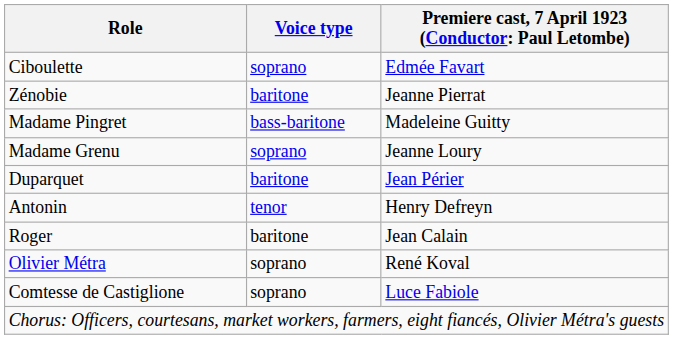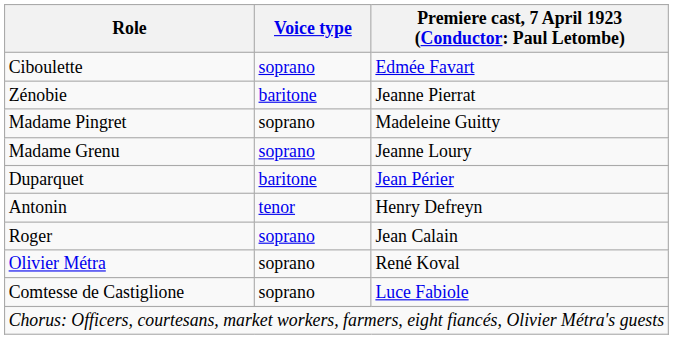(298, 123) bass-baritone -> (287, 123) soprano
(279, 235) baritone -> (287, 235) soprano
